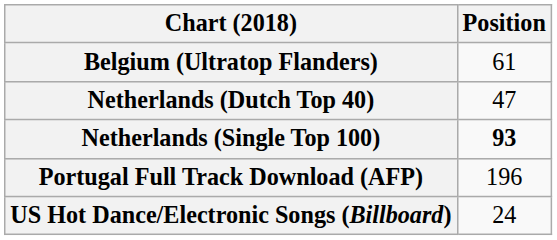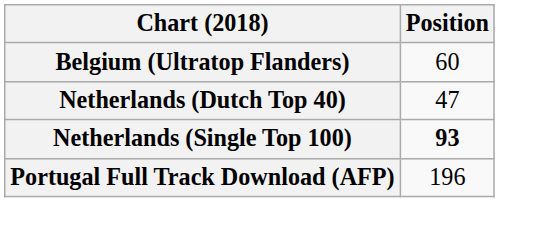(504, 61) 61 -> (447, 61) 60
- row: (231, 215)
